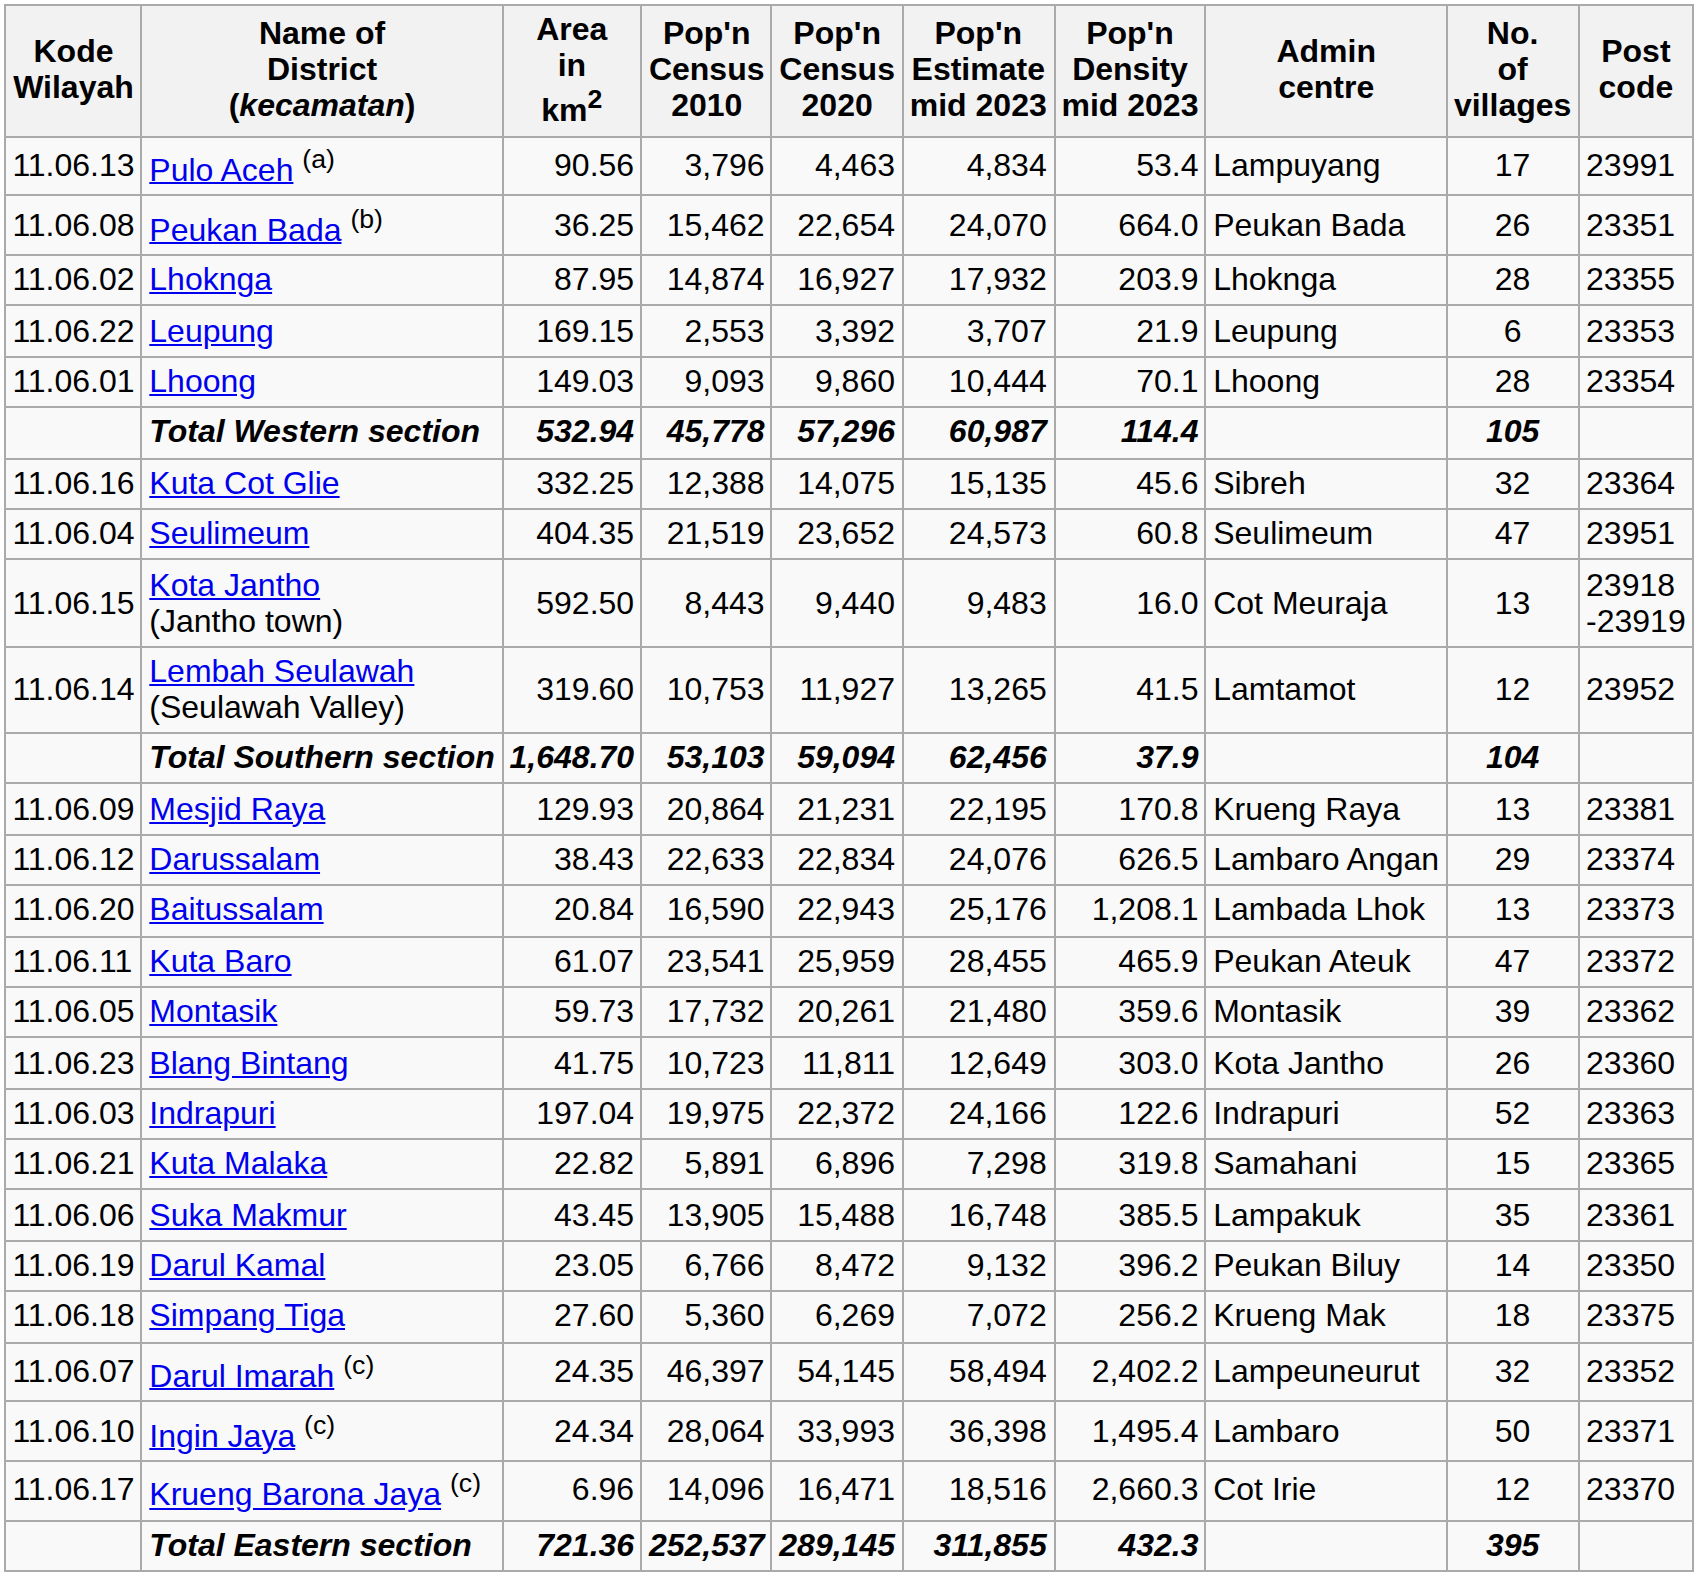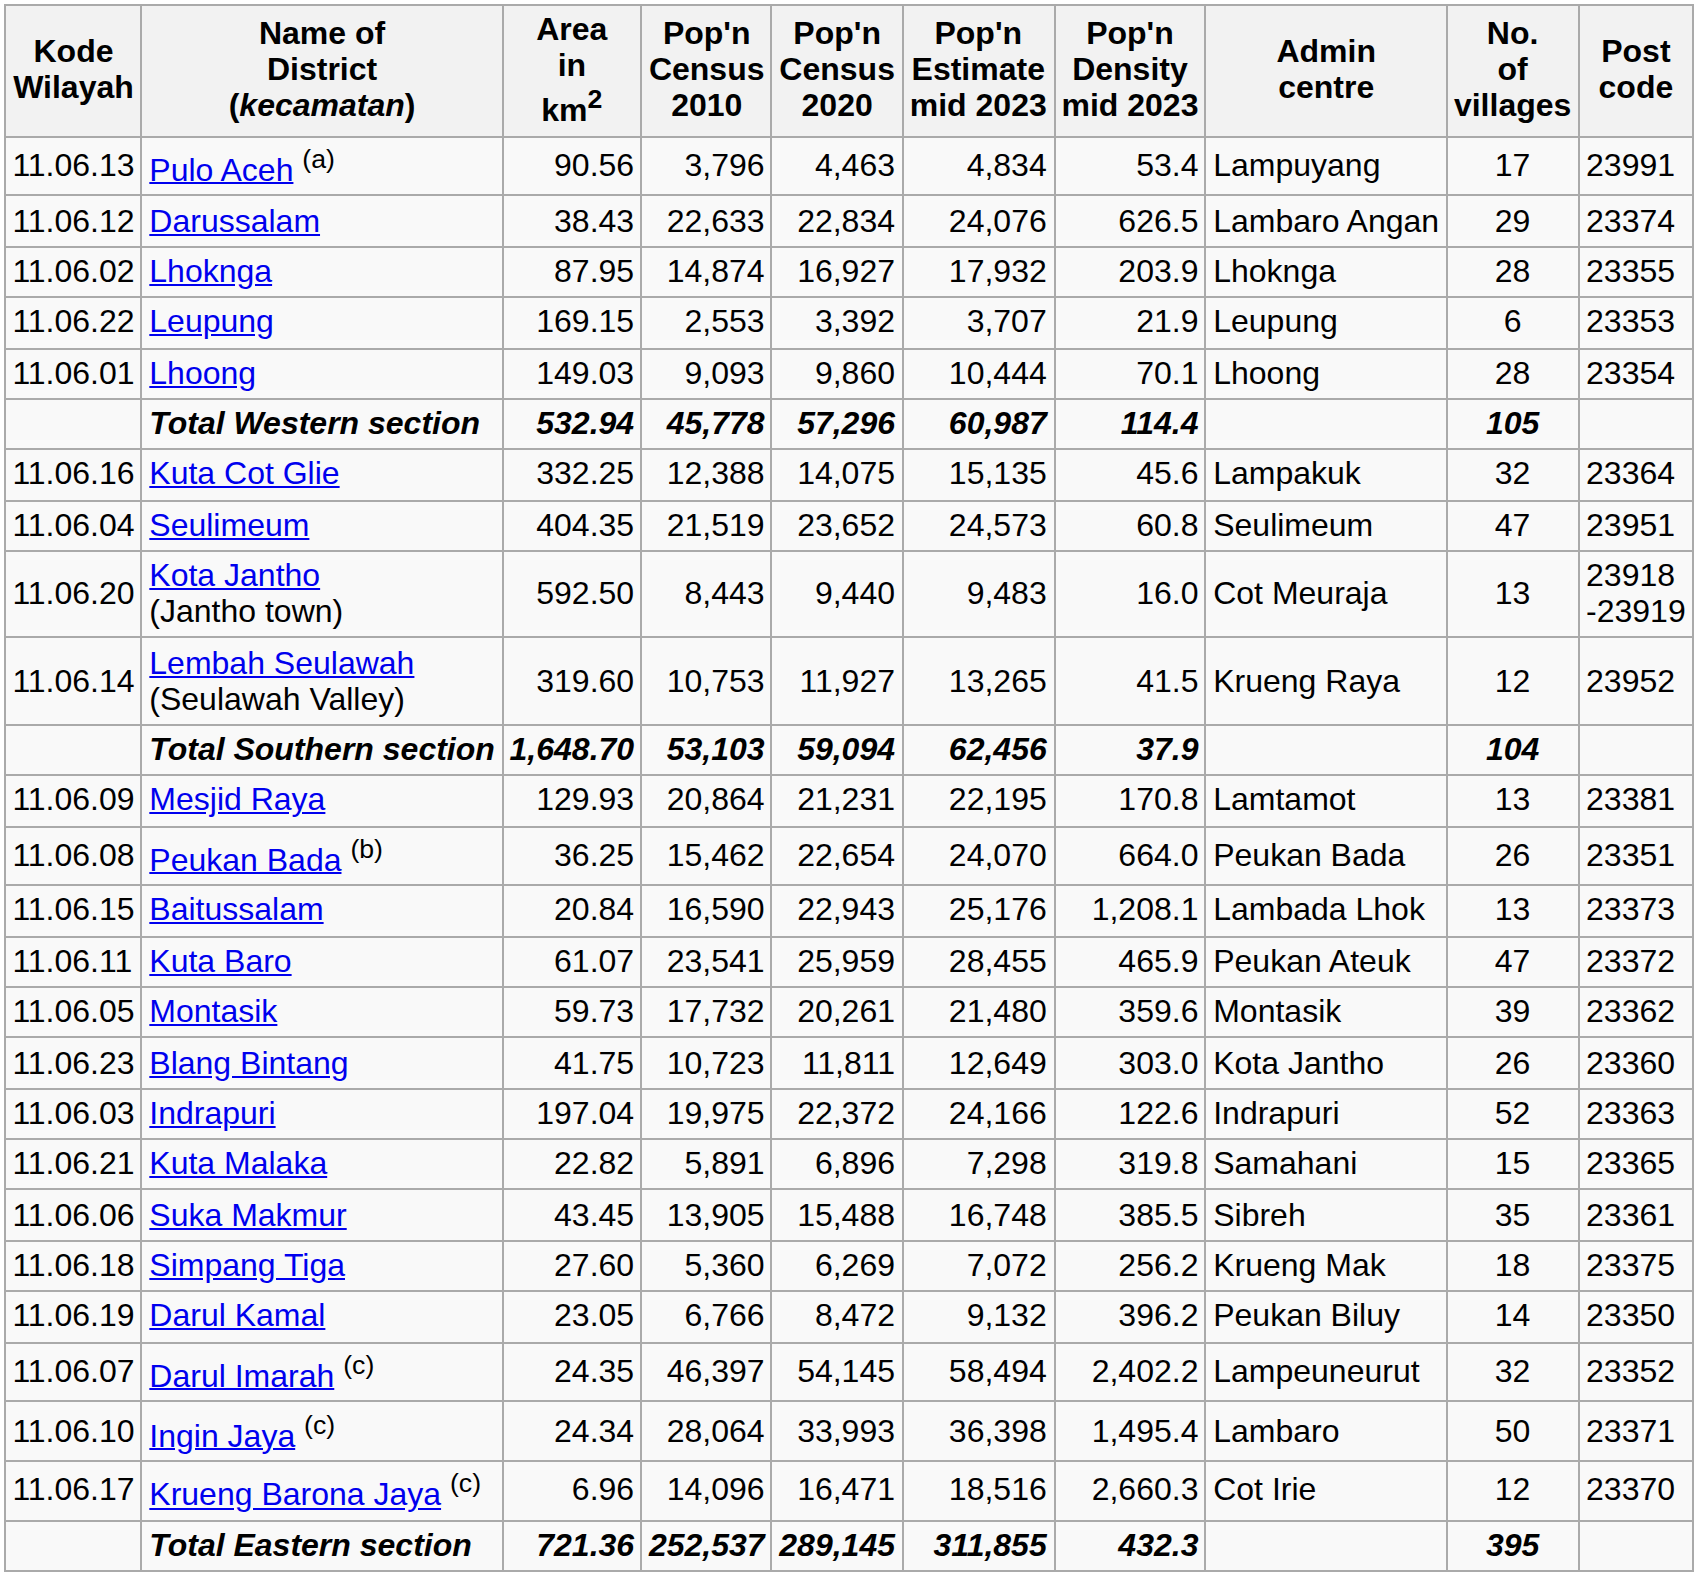rows swapped: (266, 225) <-> (235, 859)
(1259, 483) Sibreh -> (1287, 474) Lampakuk
(73, 602) 11.06.15 -> (73, 593) 11.06.20
(1284, 689) Lamtamot -> (1307, 680) Krueng Raya
(1307, 808) Krueng Raya -> (1284, 800) Lamtamot
(73, 910) 11.06.20 -> (73, 910) 11.06.15
(1287, 1214) Lampakuk -> (1259, 1214) Sibreh
rows swapped: (247, 1316) <-> (237, 1265)
